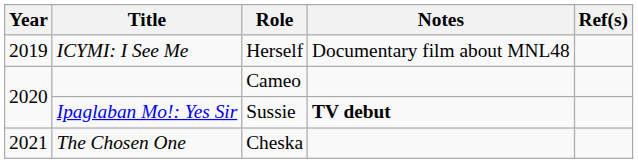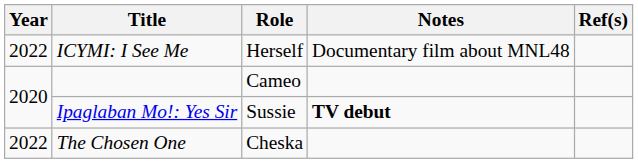(28, 50) 2019 -> (28, 50) 2022
(28, 142) 2021 -> (28, 142) 2022
